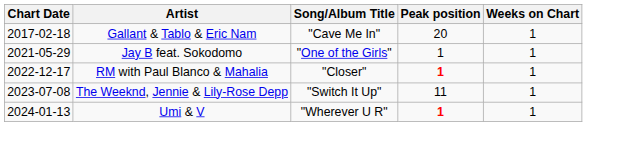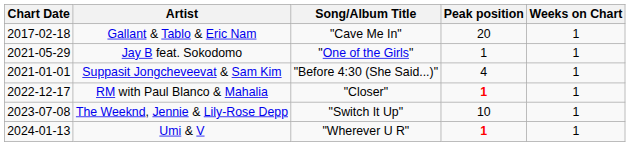+ row: (182, 72)
(440, 92) 11 -> (484, 111) 10
